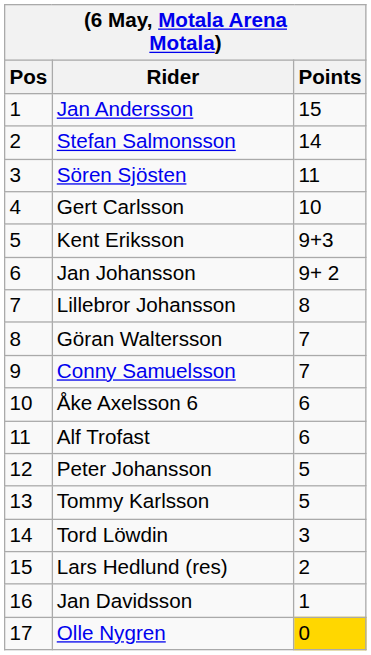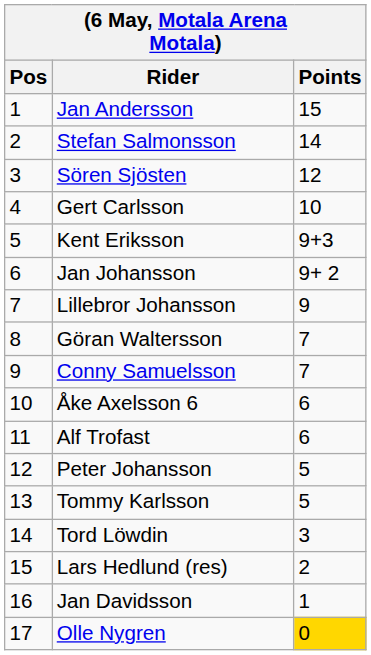(309, 175) 11 -> (310, 175) 12
(304, 305) 8 -> (304, 305) 9
